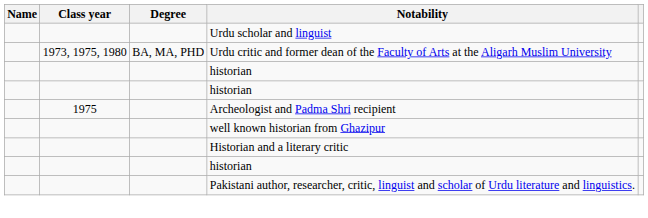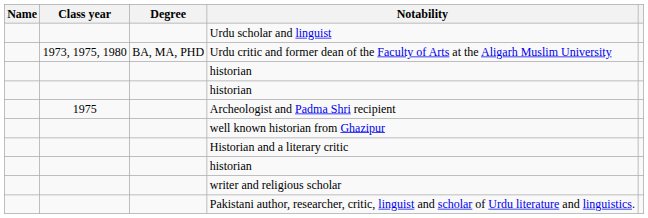+ row: (85, 185)
